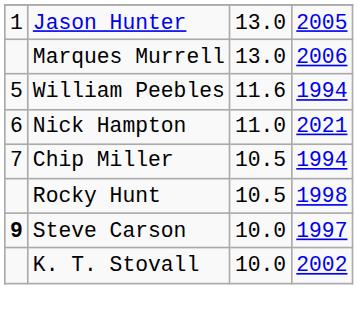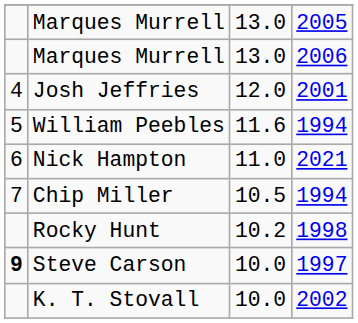- row: (110, 22)
+ row: (129, 22)
+ row: (116, 92)
(261, 196) 10.5 -> (261, 231) 10.2
